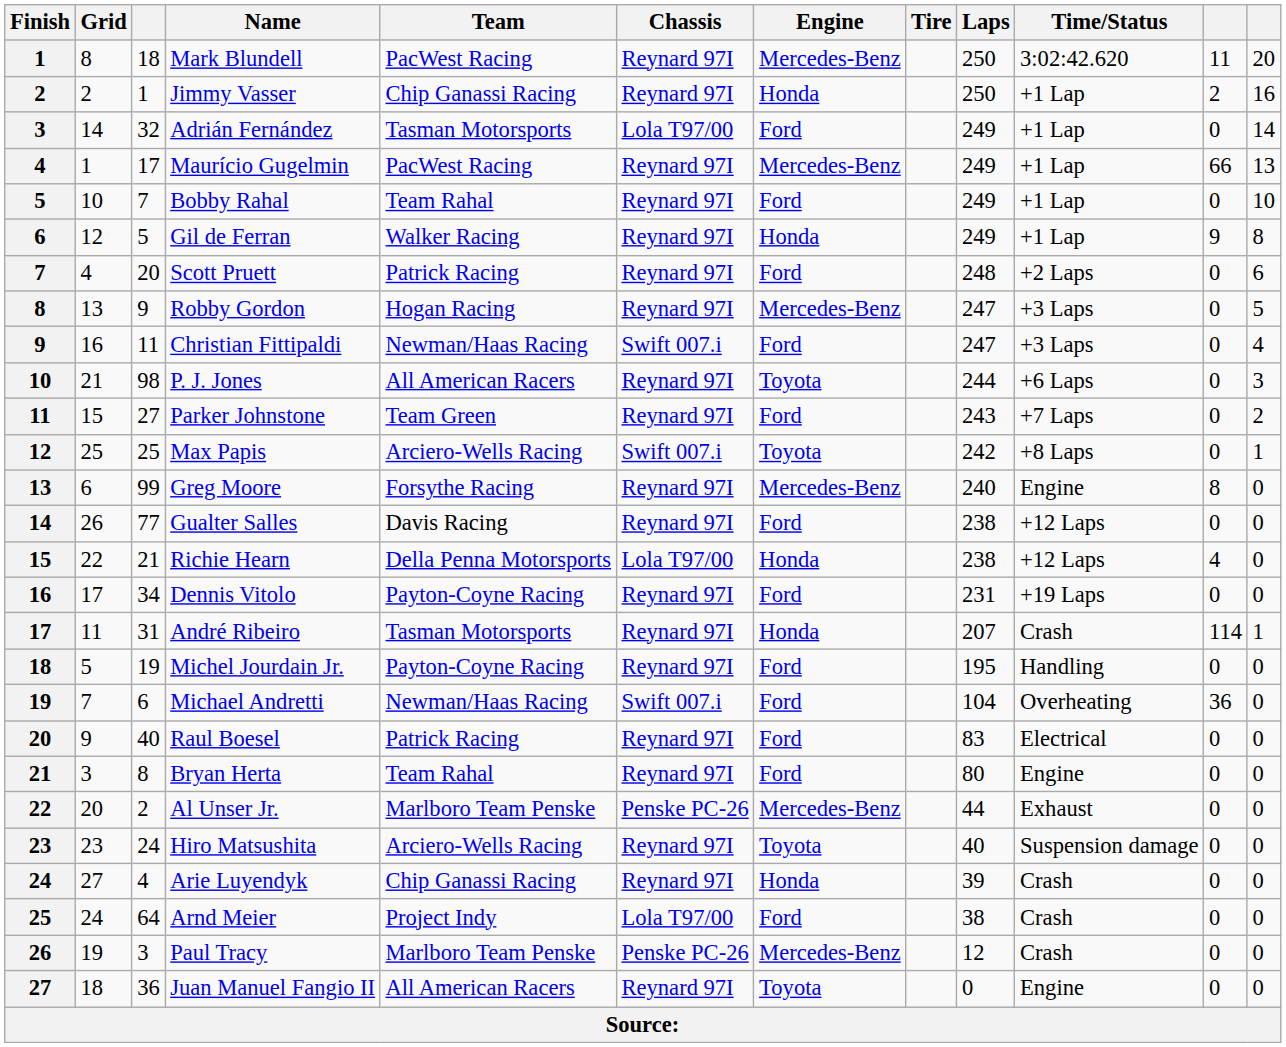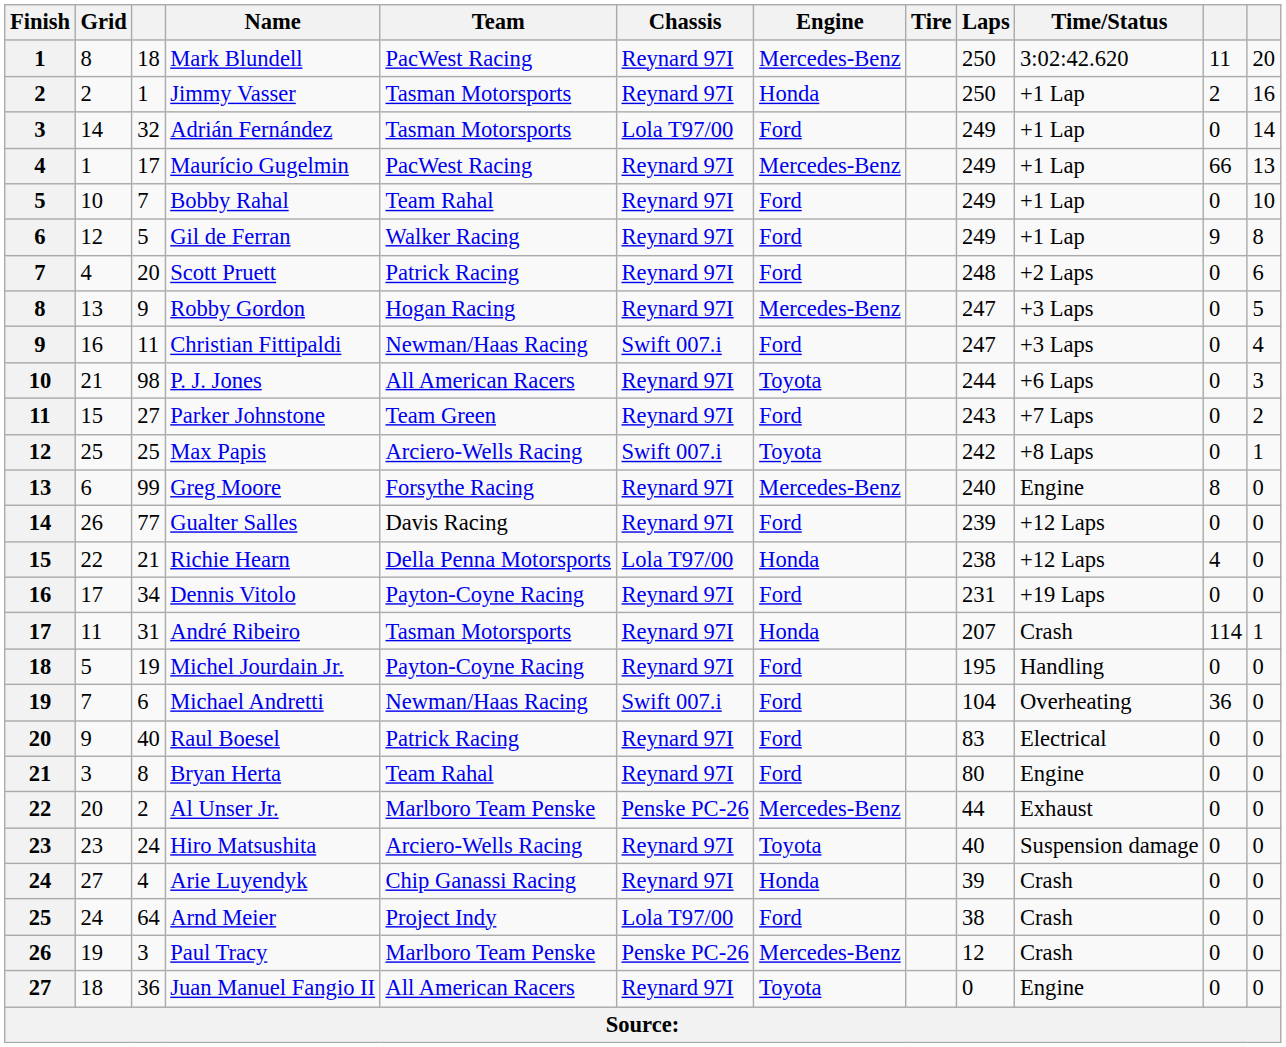(481, 93) Chip Ganassi Racing -> (478, 93) Tasman Motorsports
(789, 237) Honda -> (780, 237) Ford
(979, 523) 238 -> (979, 523) 239
